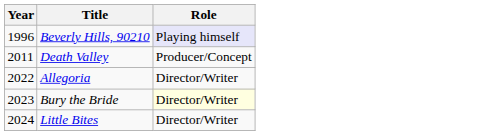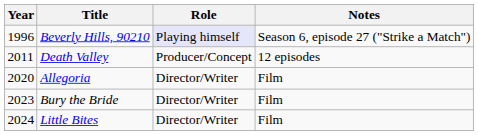+ column: (364, 15)
(21, 78) 2022 -> (21, 78) 2020
(197, 99) lightyellow background -> (197, 99) no background
